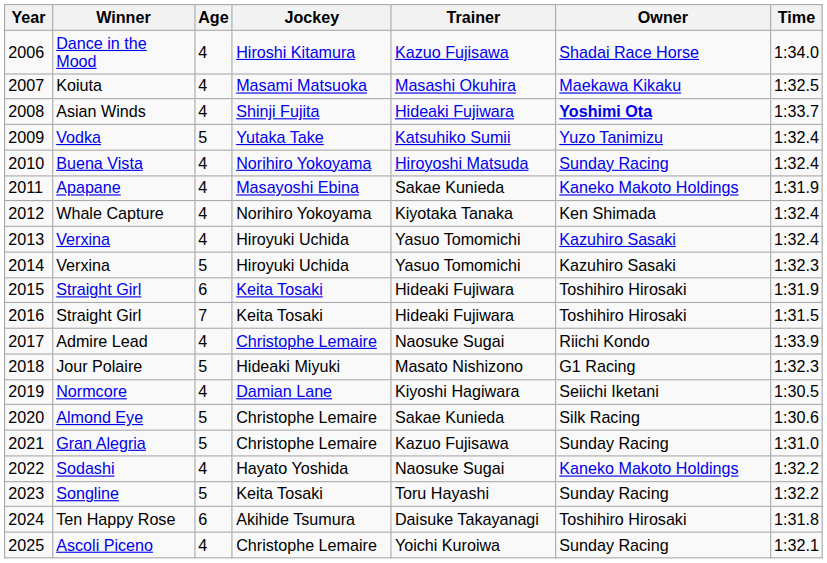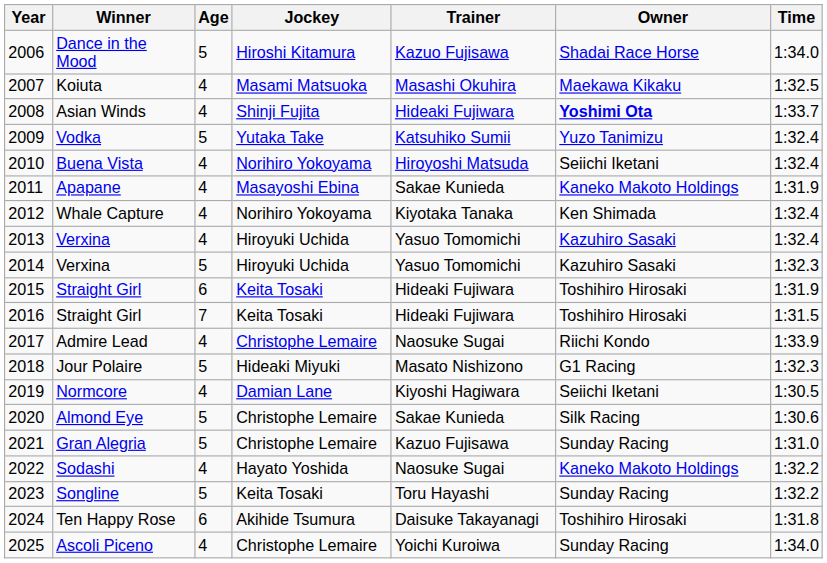(203, 52) 4 -> (203, 52) 5
(614, 163) Sunday Racing -> (609, 163) Seiichi Iketani
(796, 545) 1:32.1 -> (796, 545) 1:34.0
